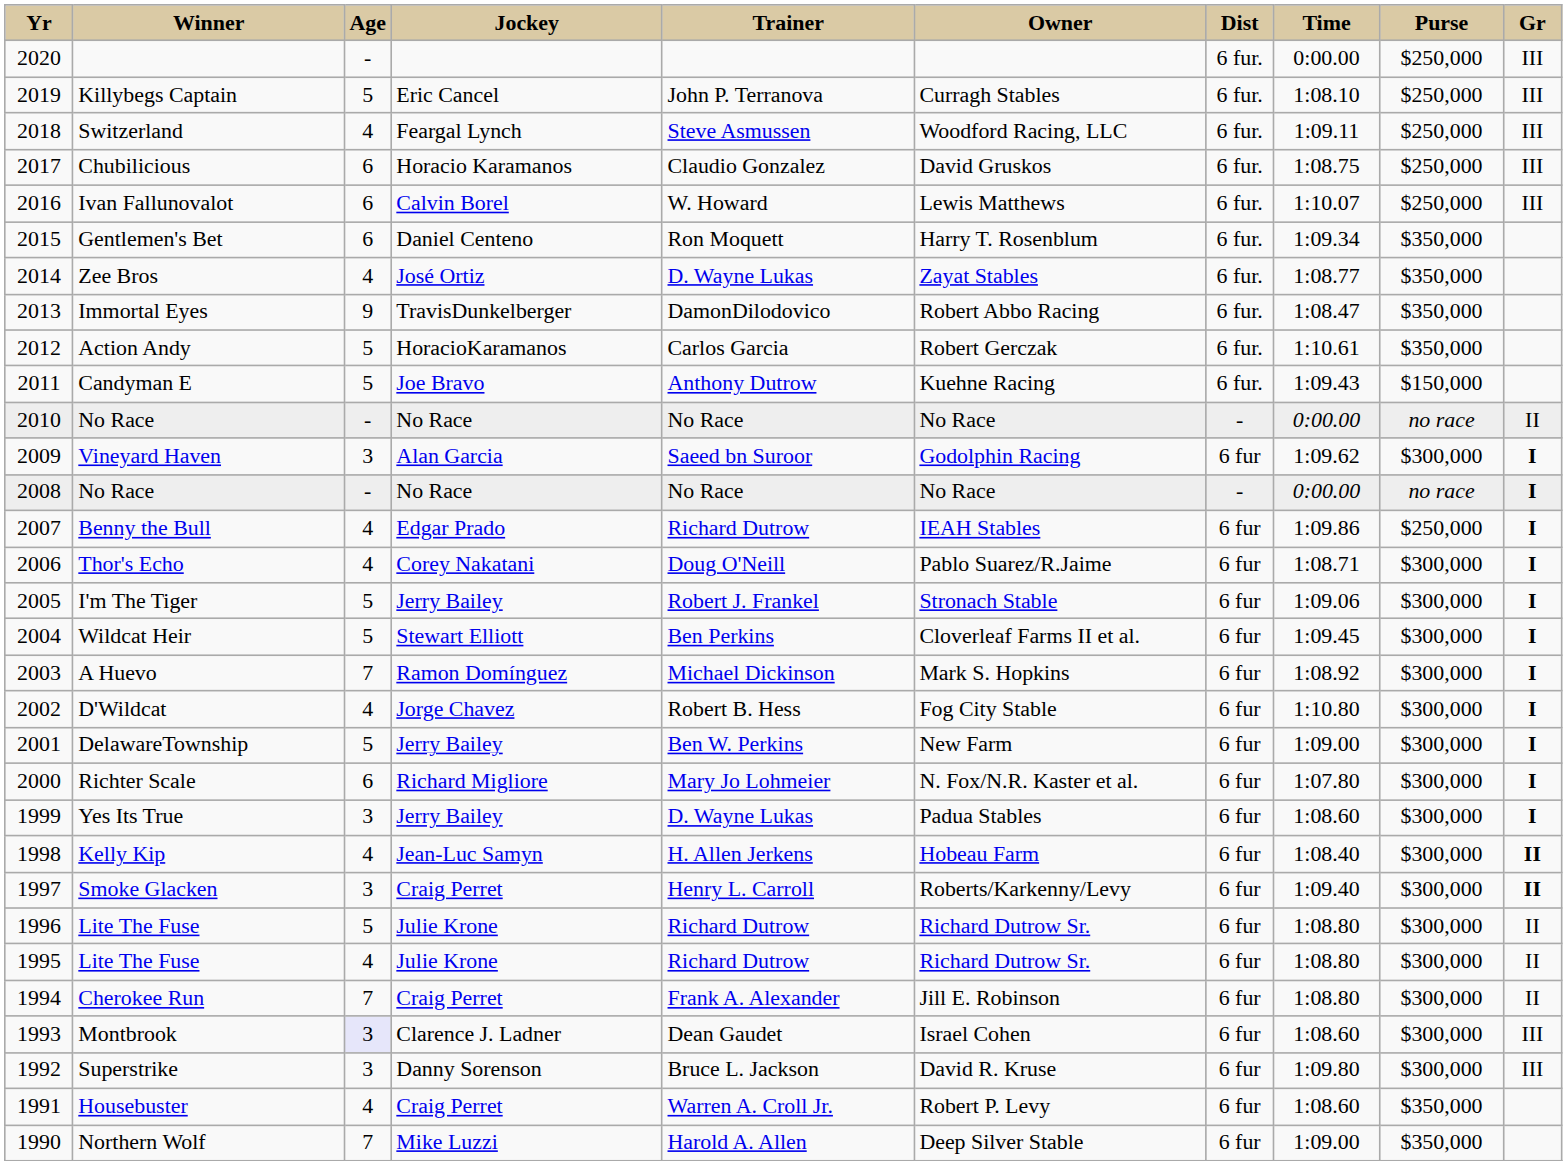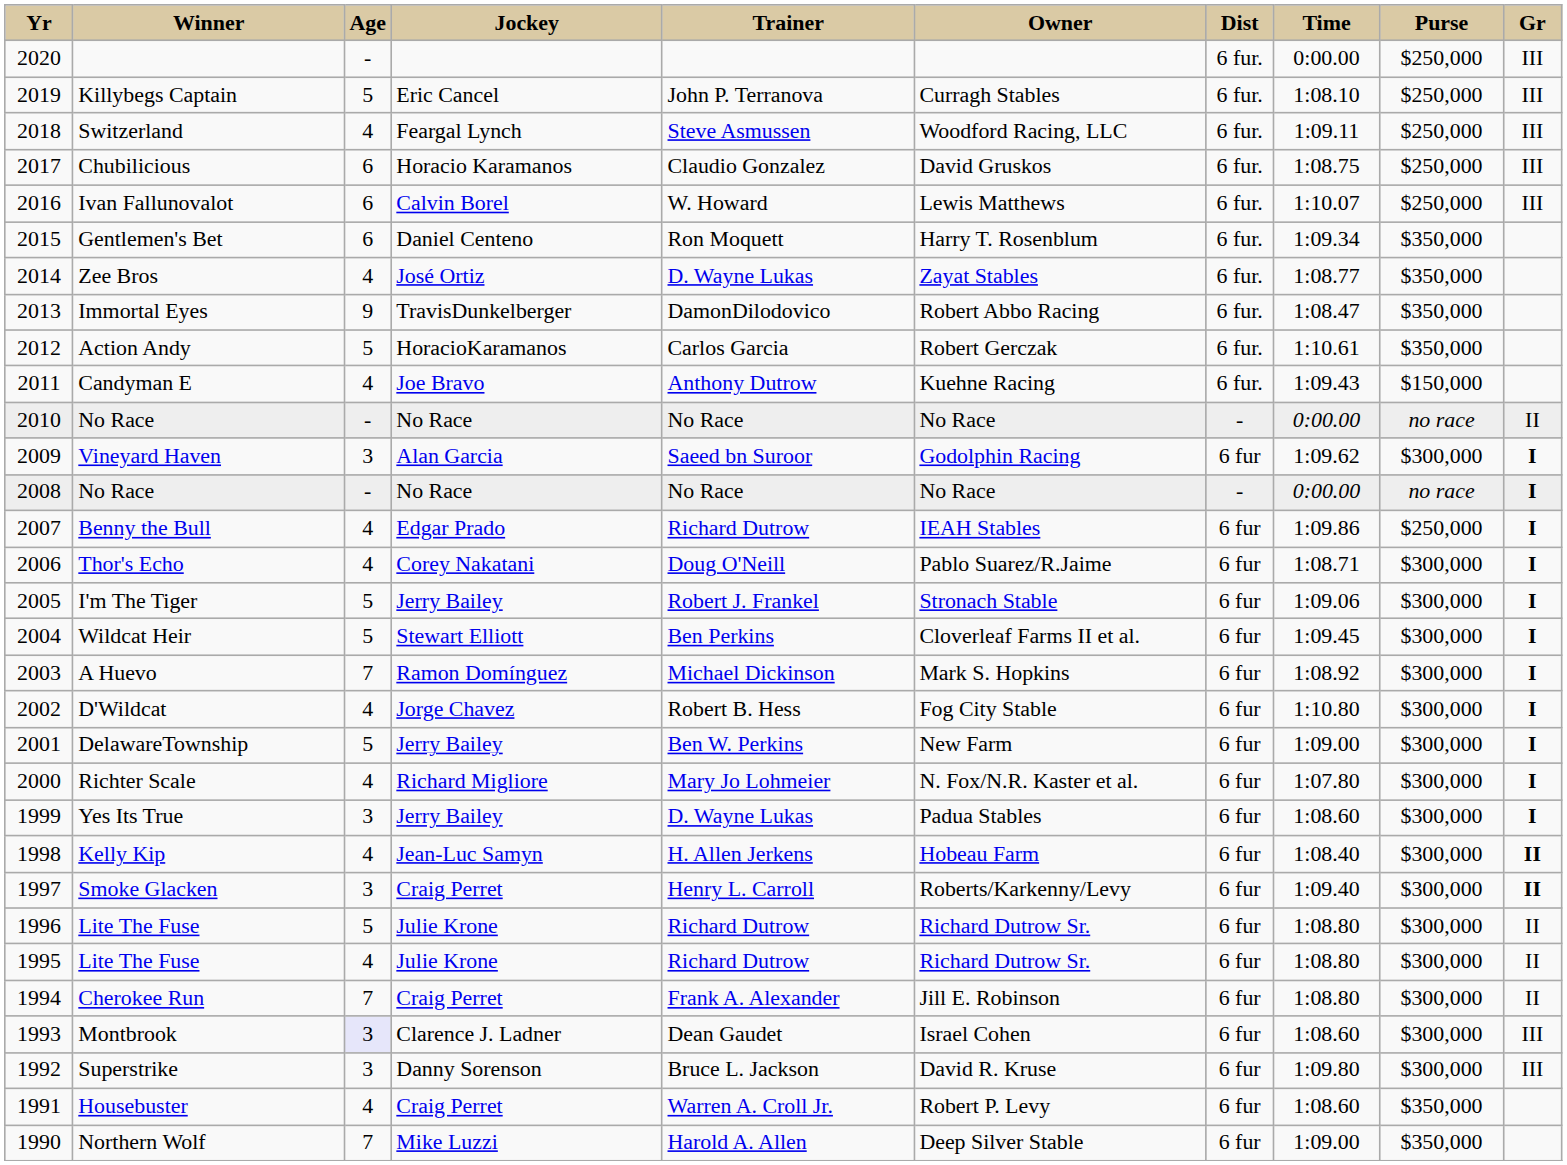(368, 383) 5 -> (368, 383) 4
(368, 780) 6 -> (368, 780) 4
